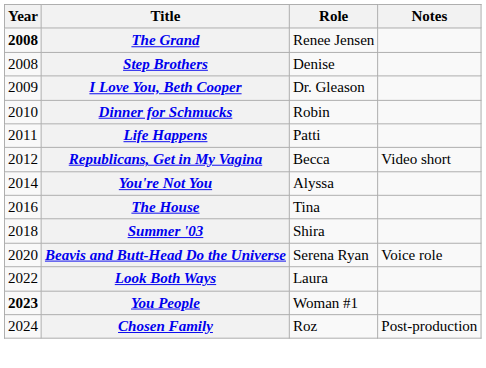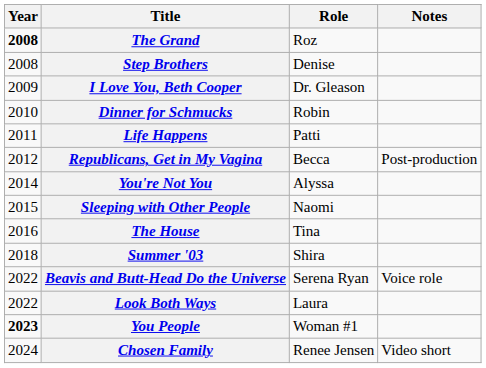(334, 40) Renee Jensen -> (305, 40) Roz
(416, 159) Video short -> (429, 159) Post-production
+ row: (165, 207)
(23, 254) 2020 -> (23, 278) 2022
(305, 326) Roz -> (334, 350) Renee Jensen
(429, 326) Post-production -> (416, 350) Video short
